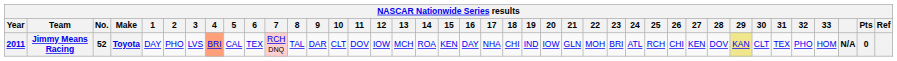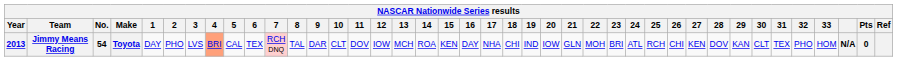(16, 44) 2011 -> (16, 44) 2013
(102, 44) 52 -> (102, 44) 54
(741, 44) khaki background -> (741, 44) no background
